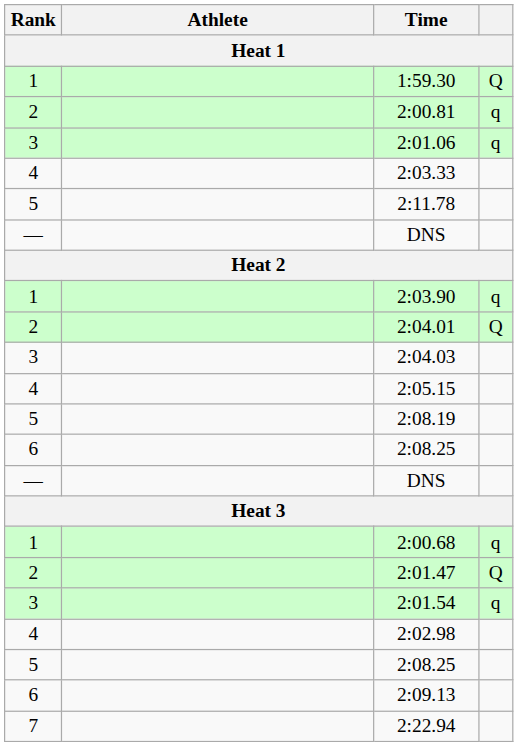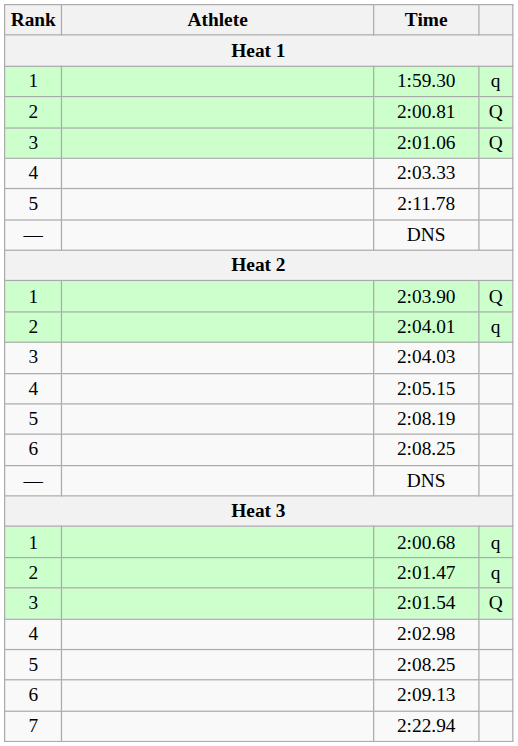(496, 81) Q -> (496, 81) q
(496, 111) q -> (496, 111) Q
(496, 142) q -> (496, 142) Q
(496, 296) q -> (496, 296) Q
(496, 326) Q -> (496, 326) q
(496, 572) Q -> (496, 572) q
(496, 603) q -> (496, 603) Q
